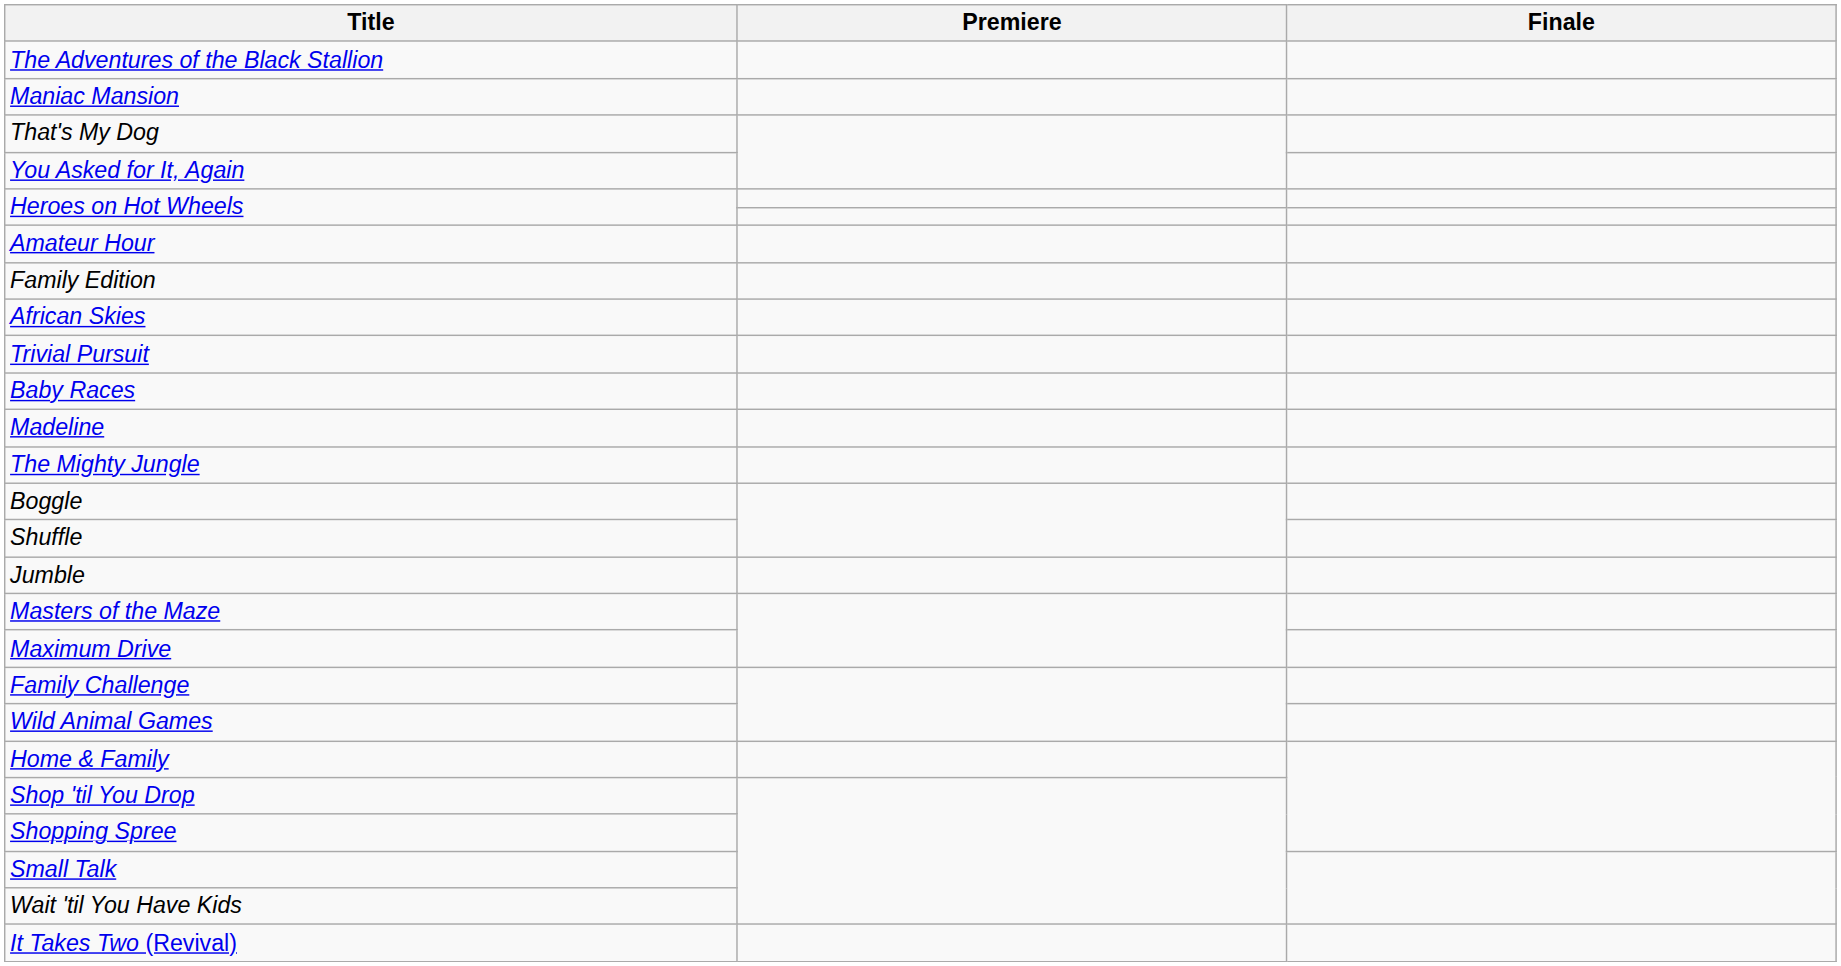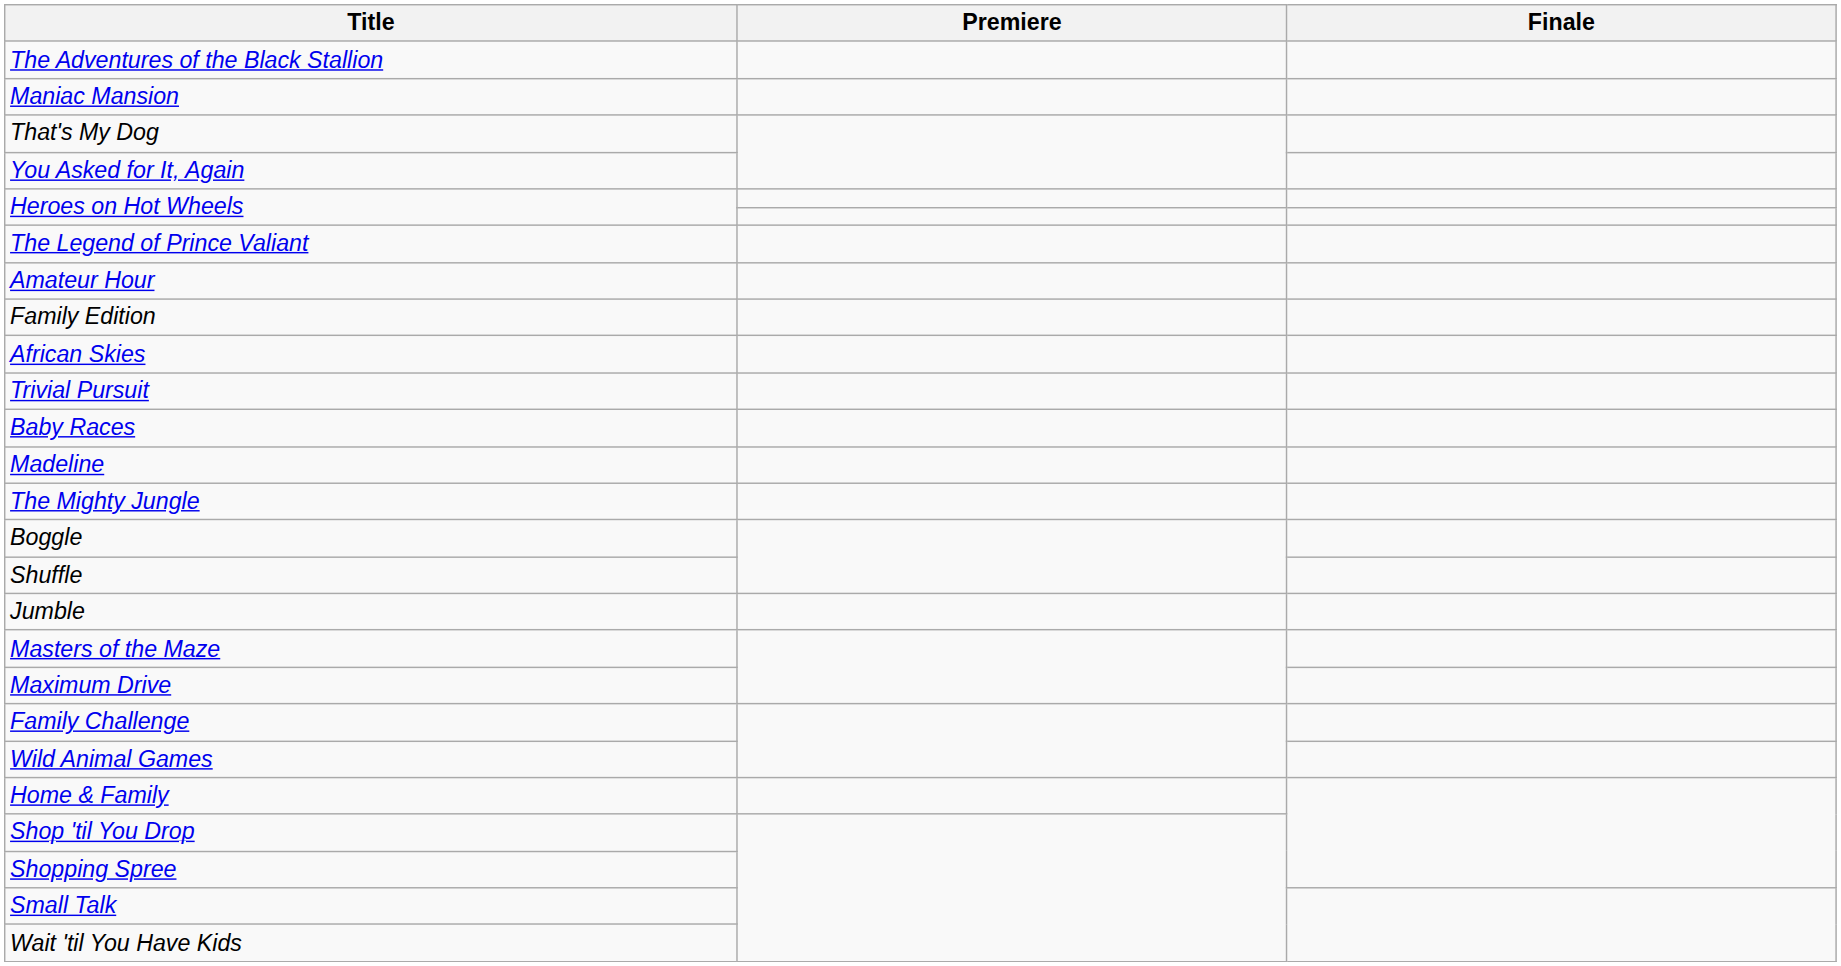+ row: (159, 243)
- row: (124, 942)
